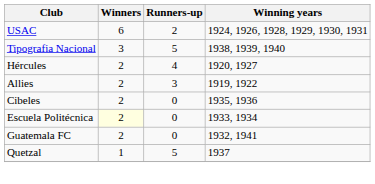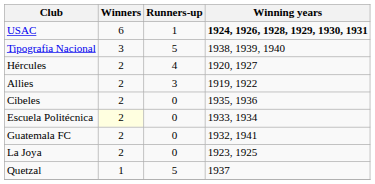(174, 30) 2 -> (174, 30) 1
(288, 30) normal -> (288, 30) bold
+ row: (24, 153)
